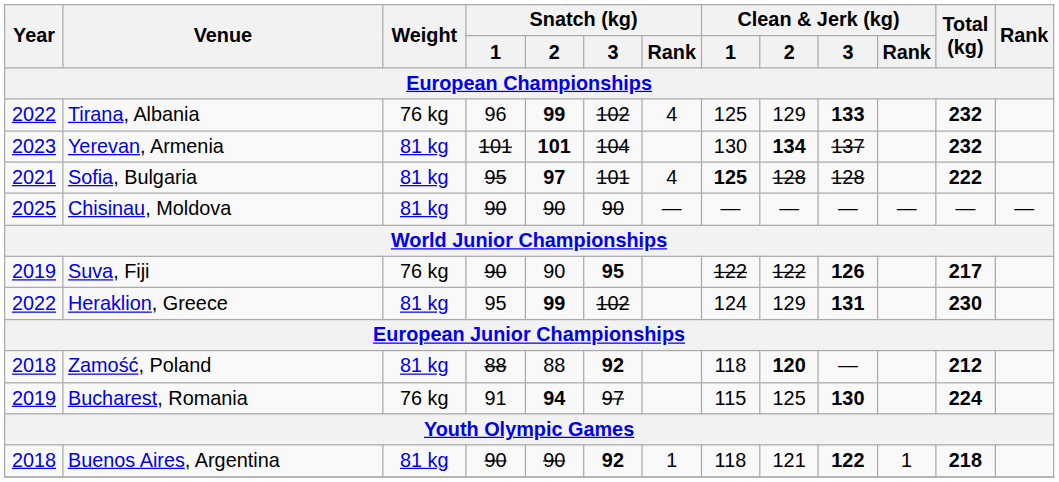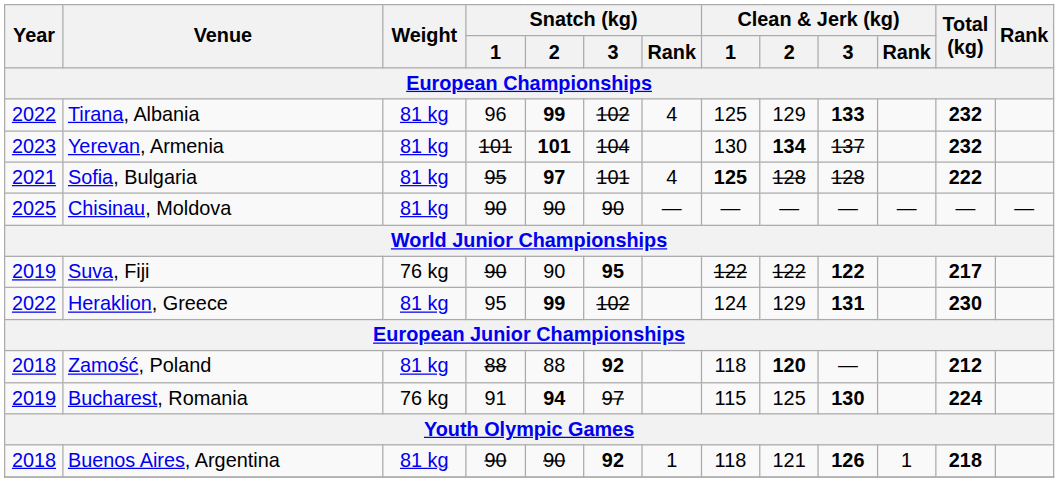(424, 114) 76 kg -> (424, 114) 81 kg
(848, 271) 126 -> (848, 271) 122
(848, 460) 122 -> (848, 460) 126
